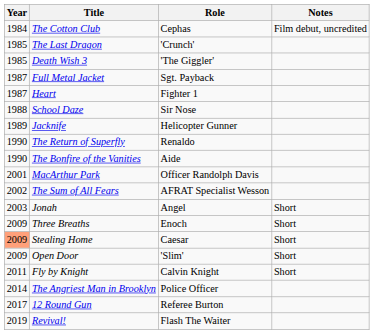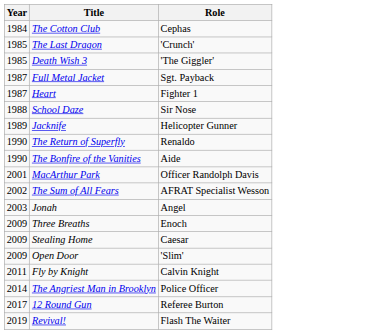- column: (320, 12)
(17, 239) lightsalmon background -> (17, 239) no background
